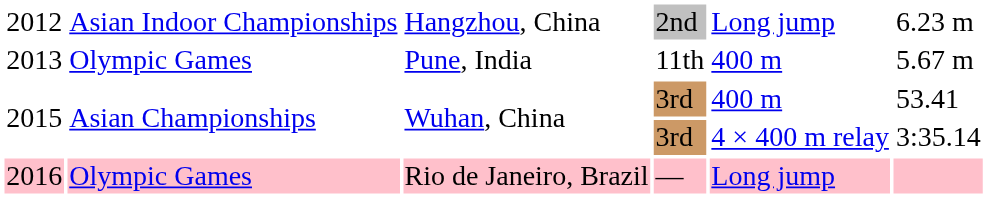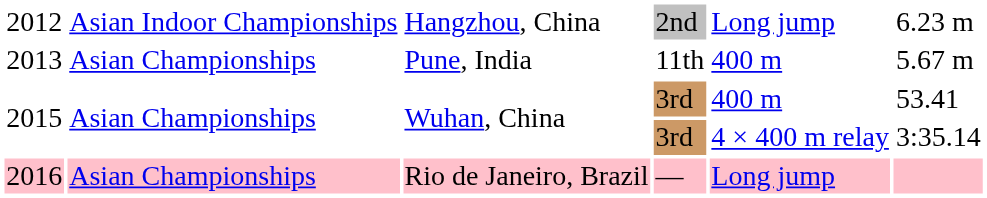(161, 60) Olympic Games -> (193, 60) Asian Championships
(161, 175) Olympic Games -> (193, 175) Asian Championships
